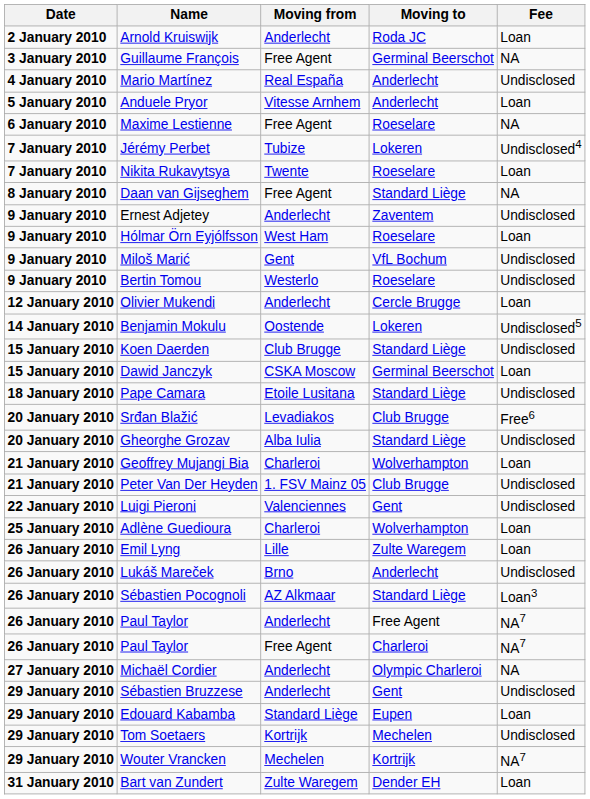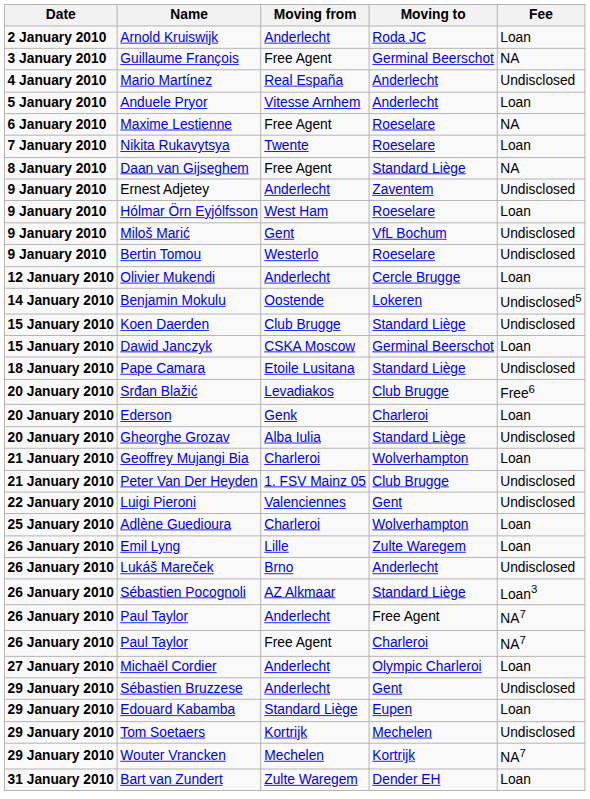- row: (165, 148)
+ row: (146, 415)
(510, 670) NA -> (516, 666) Loan
